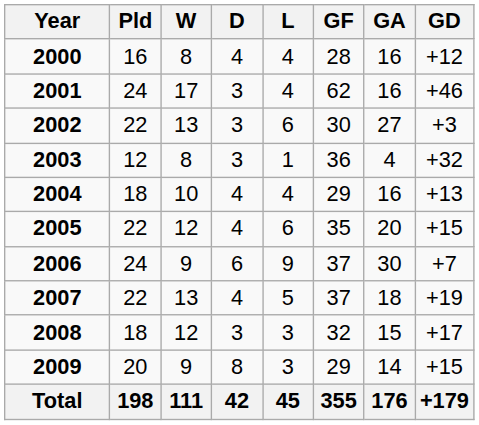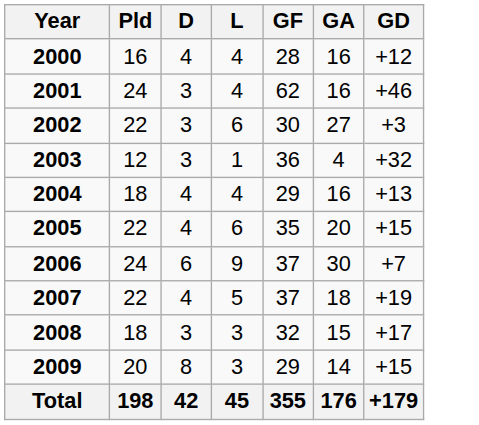- column: (186, 21)
